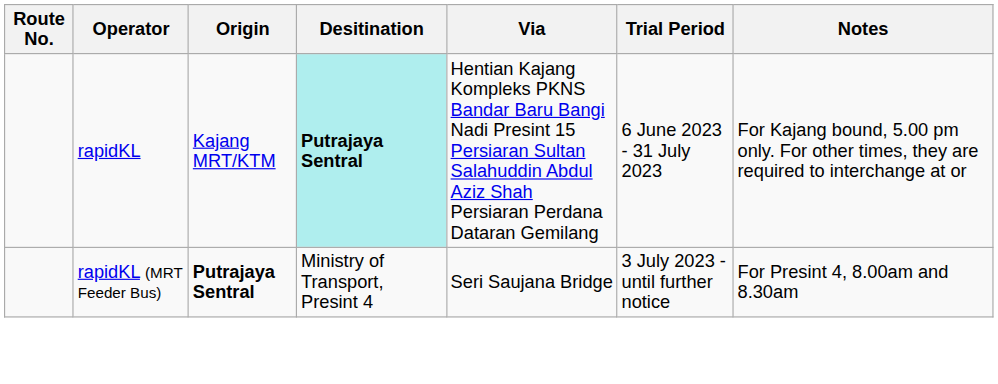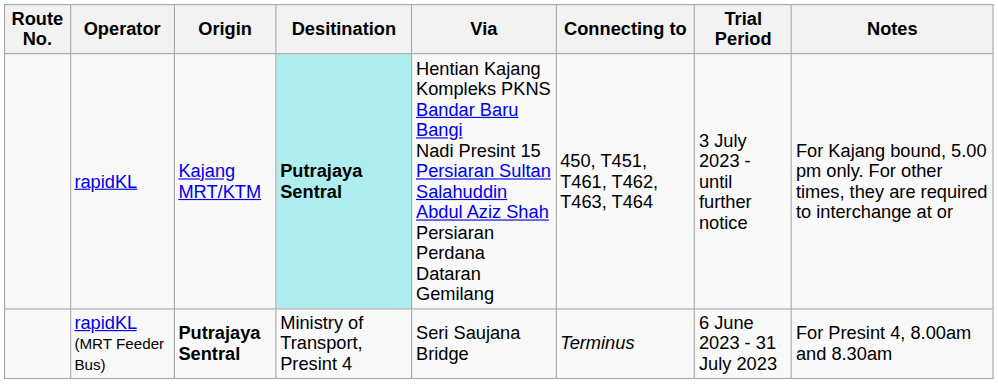+ column: (625, 29)
(672, 150) 6 June 2023 - 31 July 2023 -> (725, 181) 3 July 2023 - until further notice
(674, 282) 3 July 2023 - until further notice -> (738, 343) 6 June 2023 - 31 July 2023
